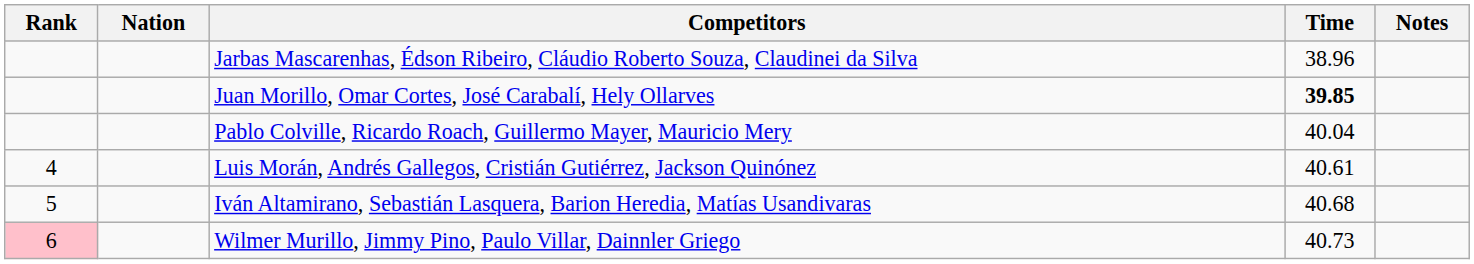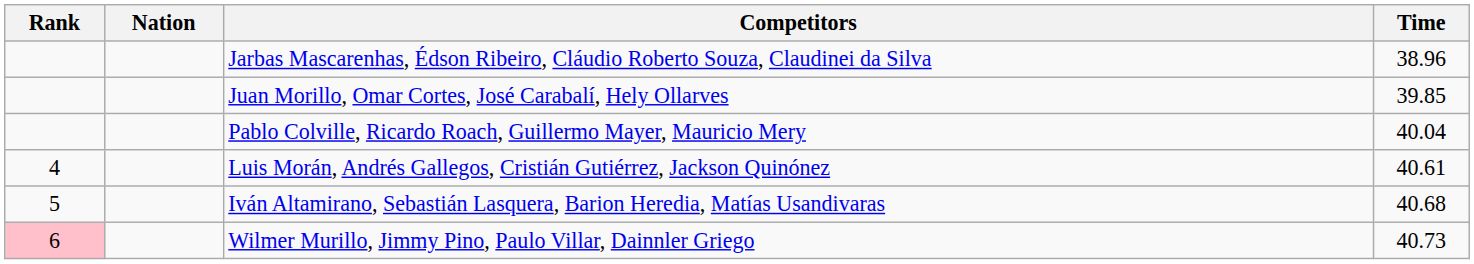- column: (1422, 22)
(1330, 95) bold -> (1421, 95) normal
